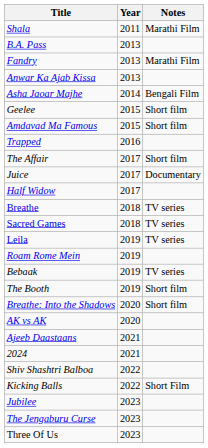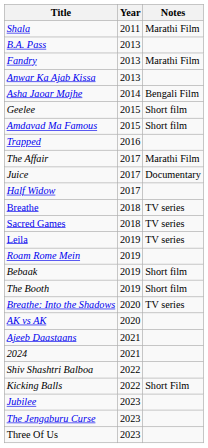(166, 158) Short film -> (172, 158) Marathi Film
(165, 272) TV series -> (166, 272) Short film
(166, 304) Short film -> (165, 304) TV series
